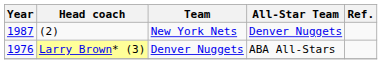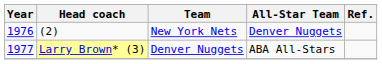(20, 31) 1987 -> (20, 31) 1976
(20, 49) 1976 -> (20, 49) 1977
